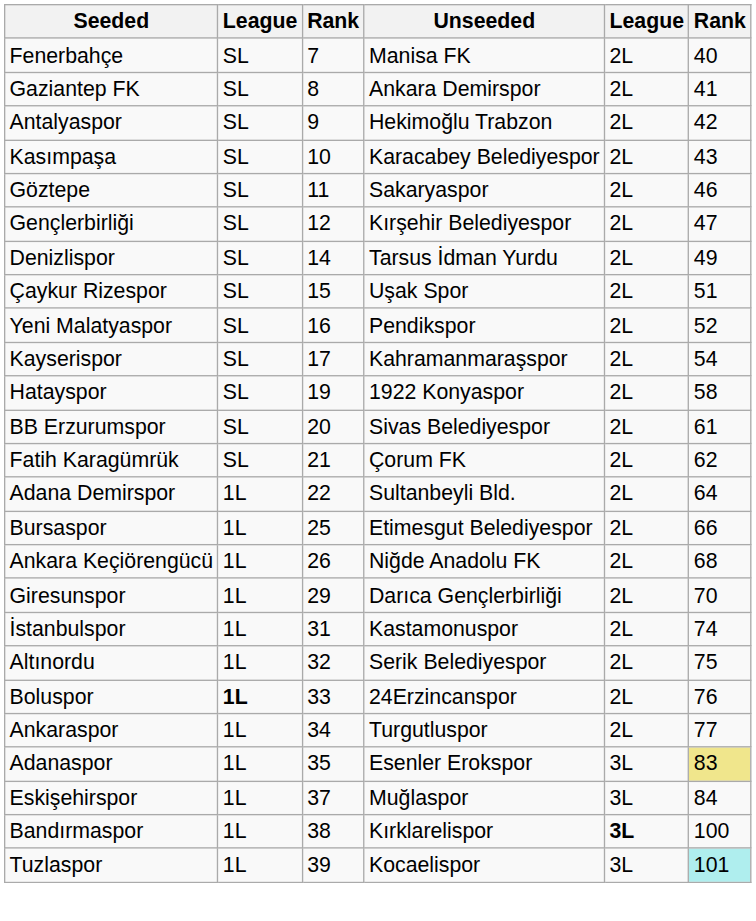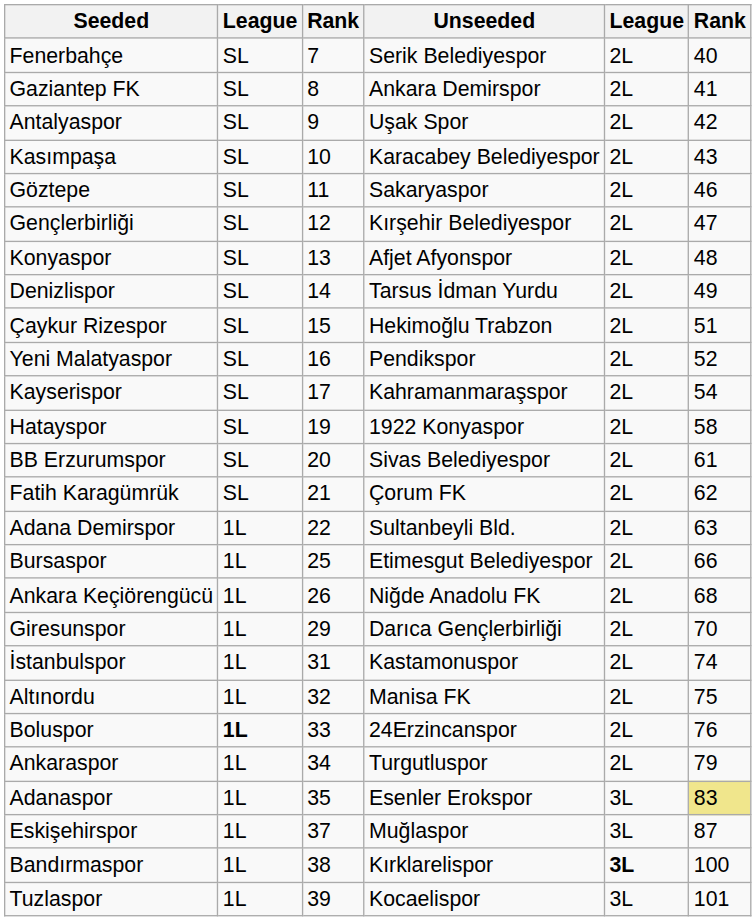(420, 55) Manisa FK -> (458, 55) Serik Belediyespor
(461, 122) Hekimoğlu Trabzon -> (419, 122) Uşak Spor
+ row: (60, 257)
(419, 291) Uşak Spor -> (461, 325) Hekimoğlu Trabzon
(706, 493) 64 -> (706, 527) 63
(458, 662) Serik Belediyespor -> (420, 696) Manisa FK
(706, 730) 77 -> (706, 763) 79
(706, 797) 84 -> (706, 831) 87
(712, 865) paleturquoise background -> (712, 898) no background
